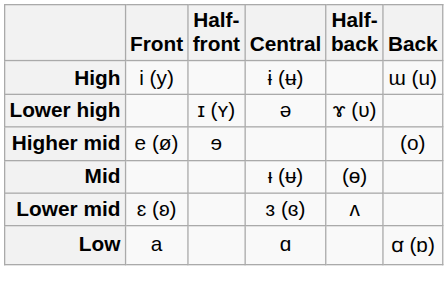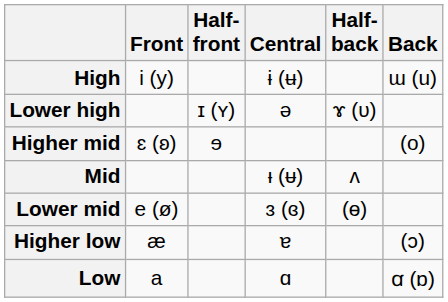(157, 143) e (ø) -> (157, 143) ɛ (ʚ)
(355, 176) (ɵ) -> (355, 176) ʌ
(157, 209) ɛ (ʚ) -> (157, 209) e (ø)
(355, 209) ʌ -> (355, 209) (ɵ)
+ row: (67, 242)
